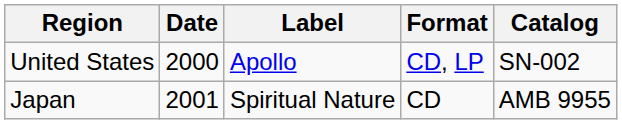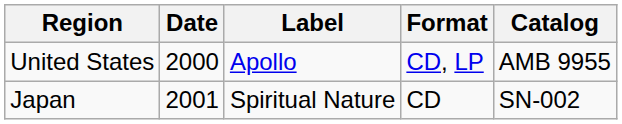(539, 61) SN-002 -> (555, 61) AMB 9955
(555, 99) AMB 9955 -> (539, 99) SN-002
